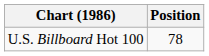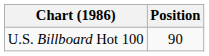(175, 39) 78 -> (175, 39) 90
